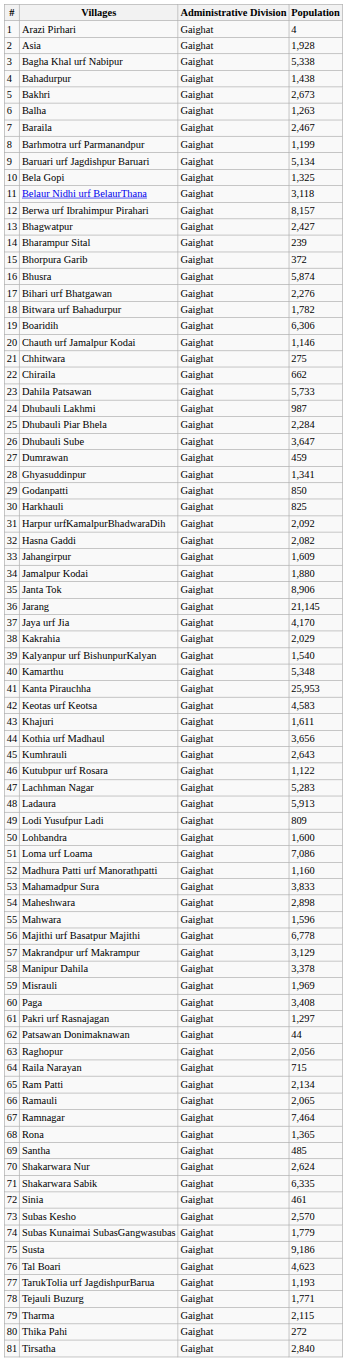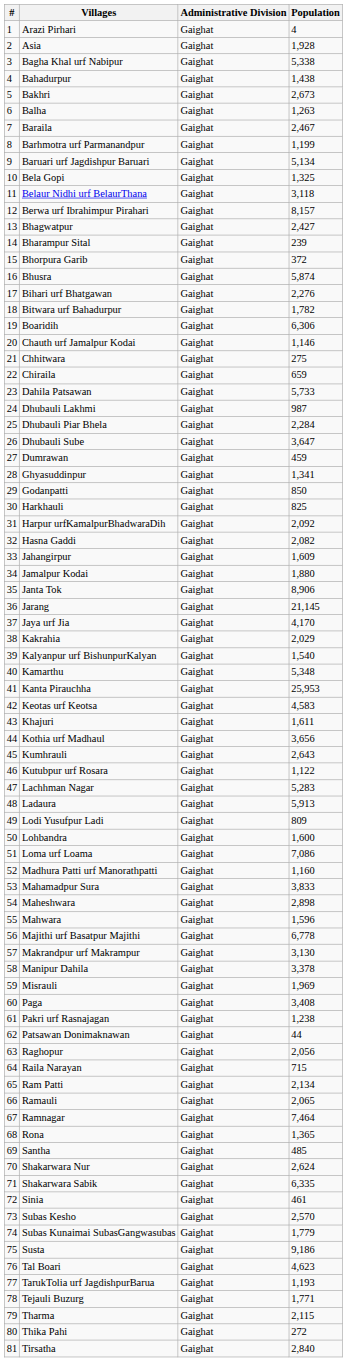(299, 375) 662 -> (299, 375) 659
(303, 952) 3,129 -> (303, 952) 3,130
(303, 1018) 1,297 -> (303, 1018) 1,238
